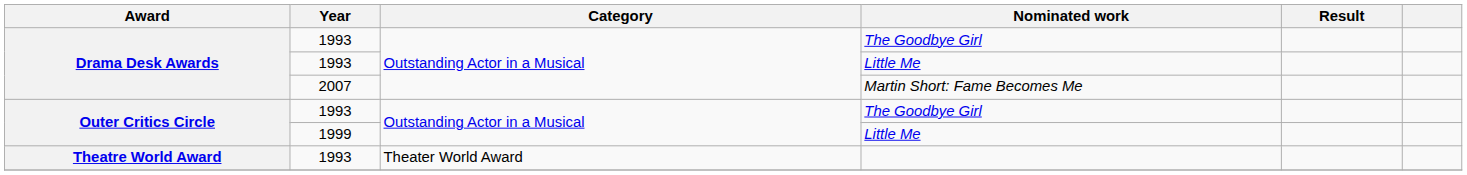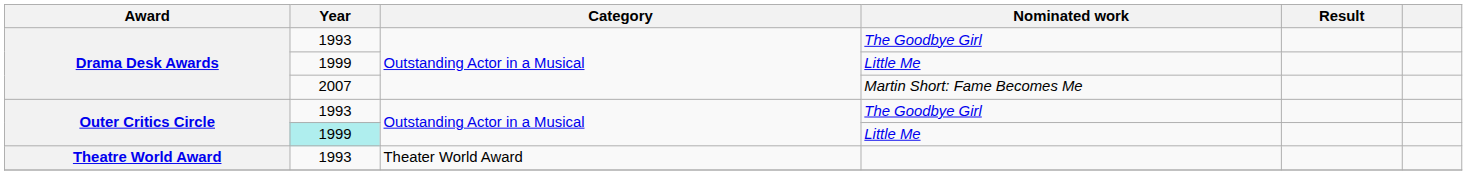(335, 63) 1993 -> (335, 63) 1999
(335, 134) no background -> (335, 134) paleturquoise background
